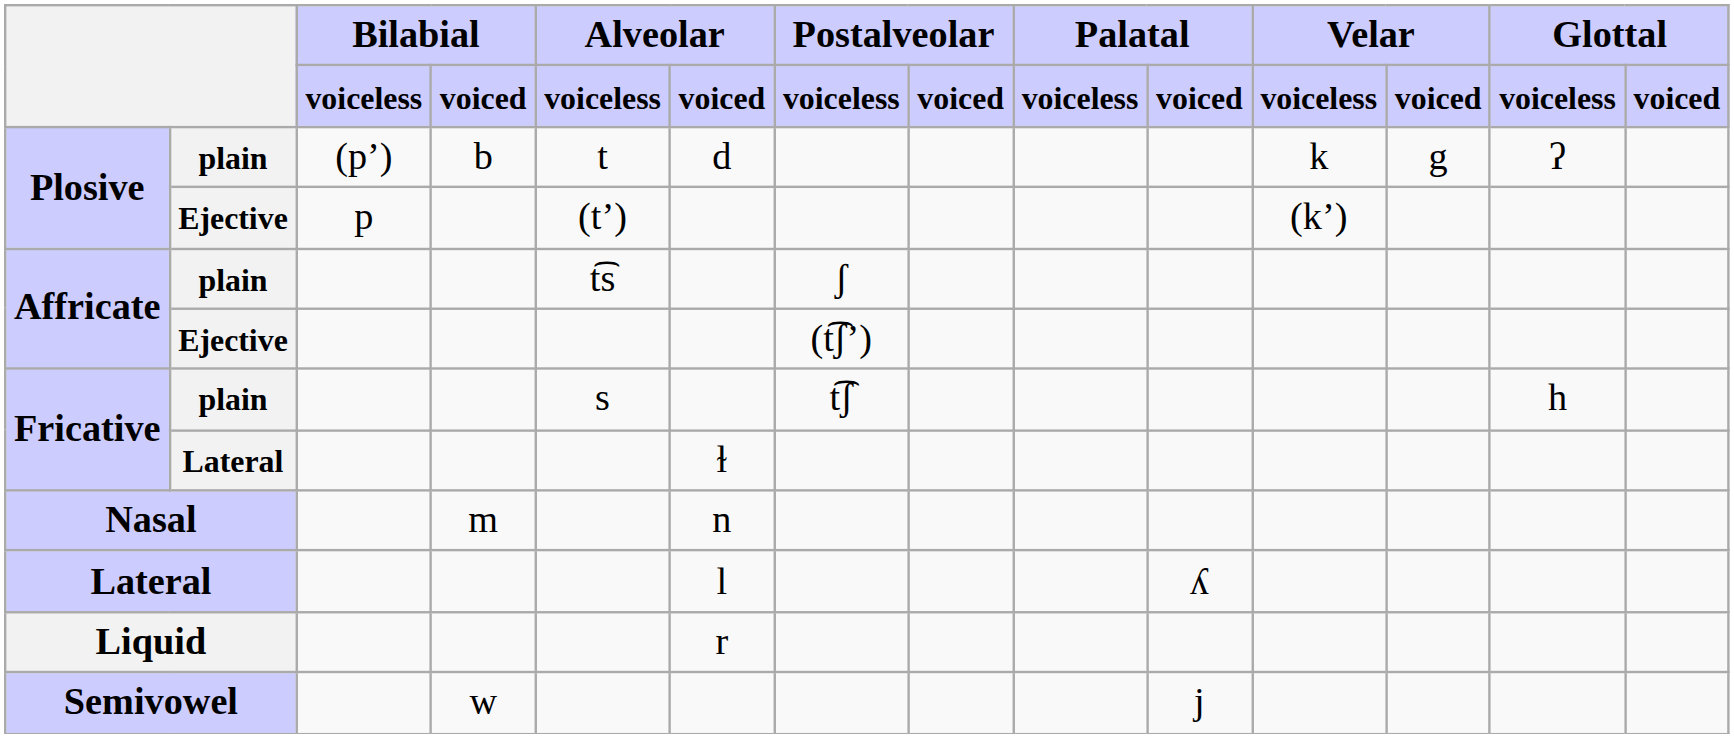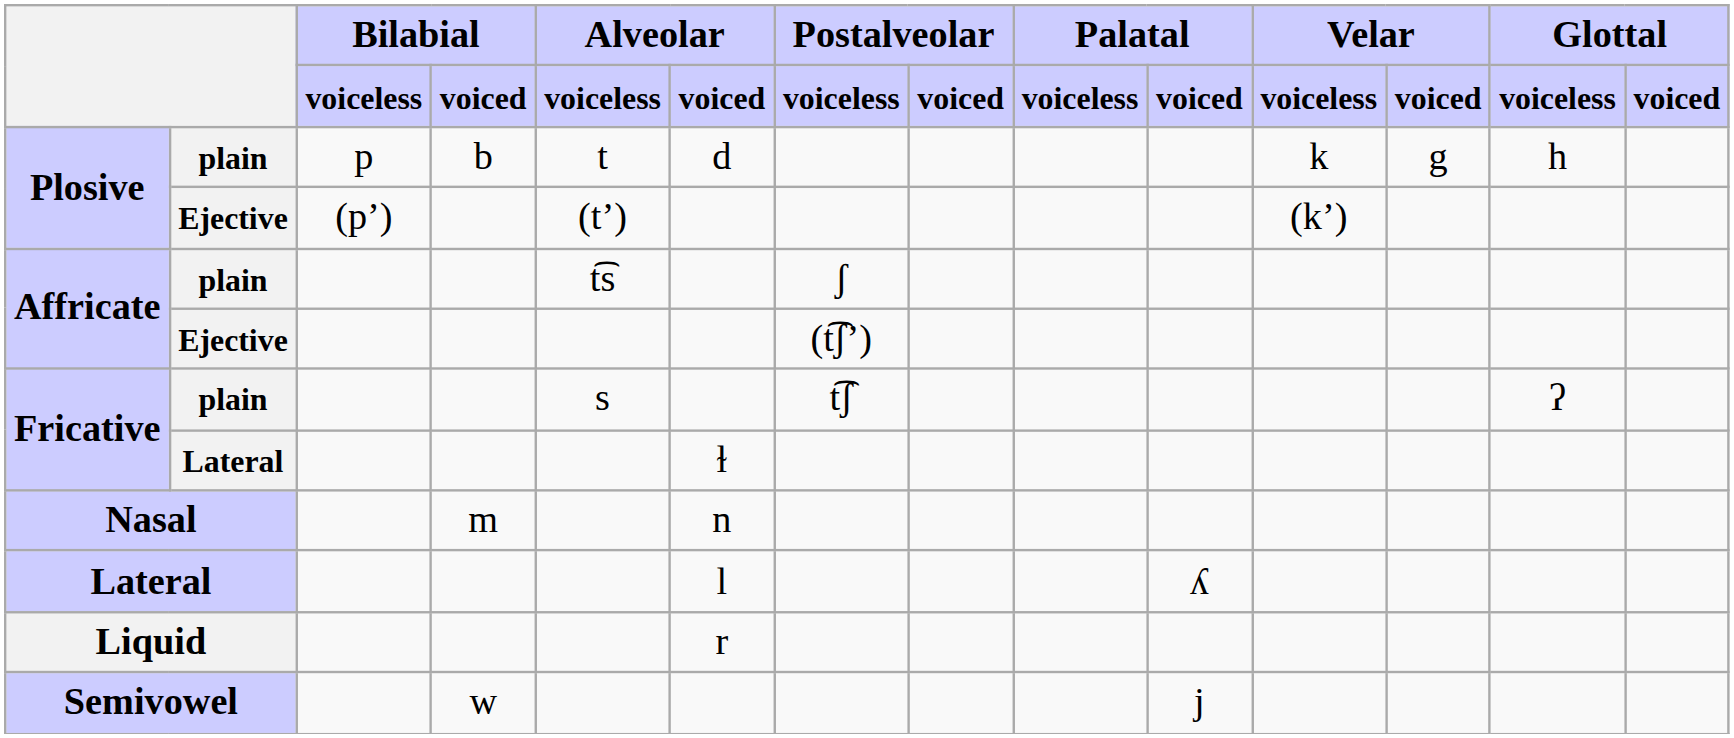(364, 156) (pʼ) -> (364, 156) p
(1558, 156) ʔ -> (1558, 156) h
(364, 216) p -> (364, 216) (pʼ)
(1558, 398) h -> (1558, 398) ʔ
